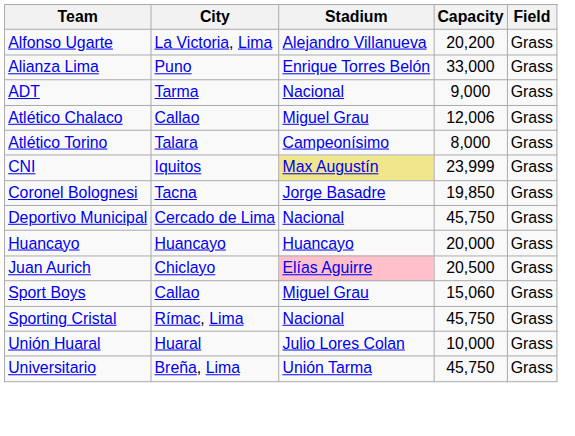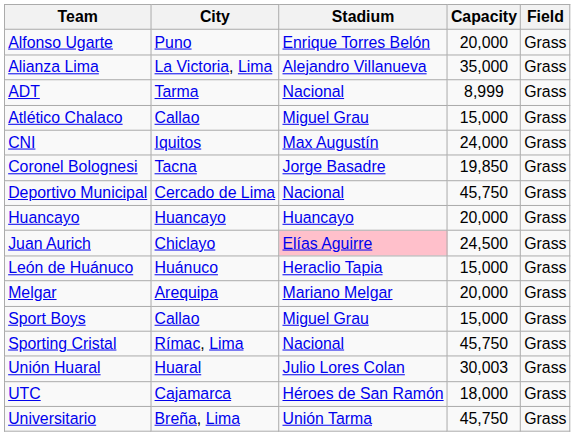(213, 42) La Victoria, Lima -> (173, 42) Puno
(355, 42) Alejandro Villanueva -> (356, 42) Enrique Torres Belón
(470, 42) 20,200 -> (484, 42) 20,000
(173, 67) Puno -> (213, 67) La Victoria, Lima
(356, 67) Enrique Torres Belón -> (355, 67) Alejandro Villanueva
(470, 67) 33,000 -> (484, 67) 35,000
(470, 92) 9,000 -> (484, 92) 8,999
(470, 117) 12,006 -> (484, 117) 15,000
- row: (58, 142)
(330, 167) khaki background -> (330, 142) no background
(470, 167) 23,999 -> (484, 142) 24,000
(470, 268) 20,500 -> (484, 243) 24,500
+ row: (71, 268)
+ row: (32, 293)
(470, 293) 15,060 -> (484, 318) 15,000
(470, 343) 10,000 -> (484, 368) 30,003
+ row: (24, 393)
